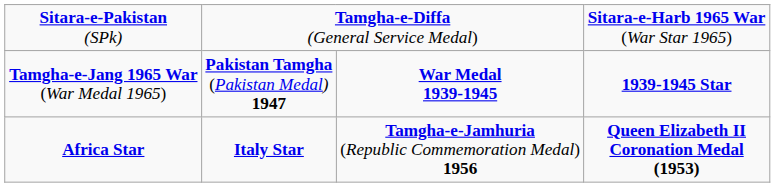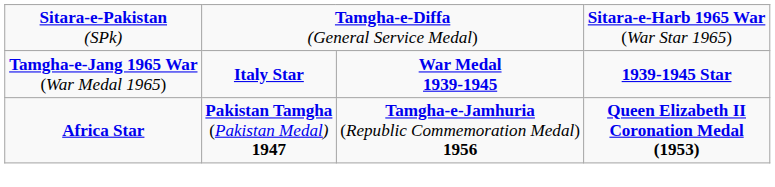(269, 83) Pakistan Tamgha (Pakistan Medal) 1947 -> (269, 74) Italy Star
(269, 149) Italy Star -> (269, 130) Pakistan Tamgha (Pakistan Medal) 1947
